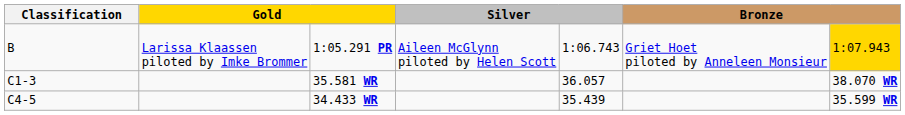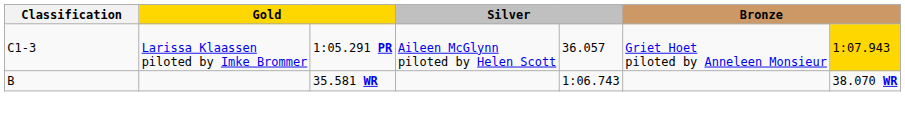(11, 47) B -> (22, 47) C1-3
(591, 47) 1:06.743 -> (584, 47) 36.057
(22, 81) C1-3 -> (11, 81) B
(584, 81) 36.057 -> (591, 81) 1:06.743
- row: (345, 100)
